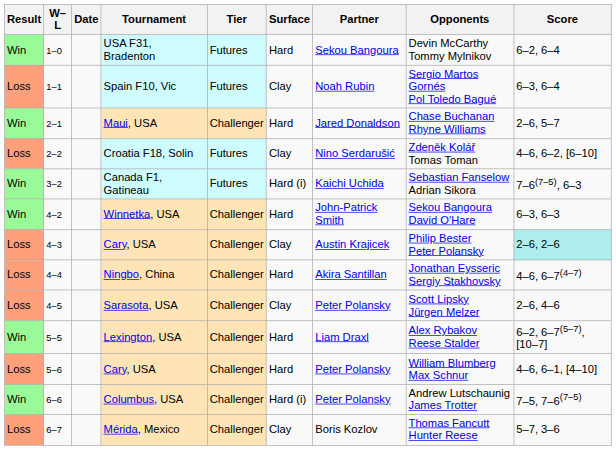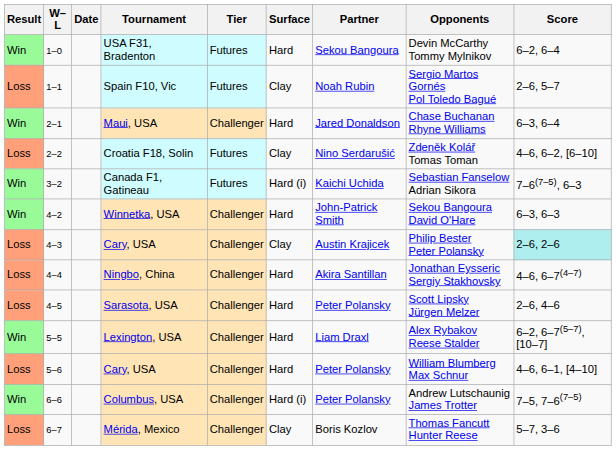(538, 86) 6–3, 6–4 -> (538, 86) 2–6, 5–7
(538, 123) 2–6, 5–7 -> (538, 123) 6–3, 6–4
(280, 305) Clay -> (281, 305) Hard
